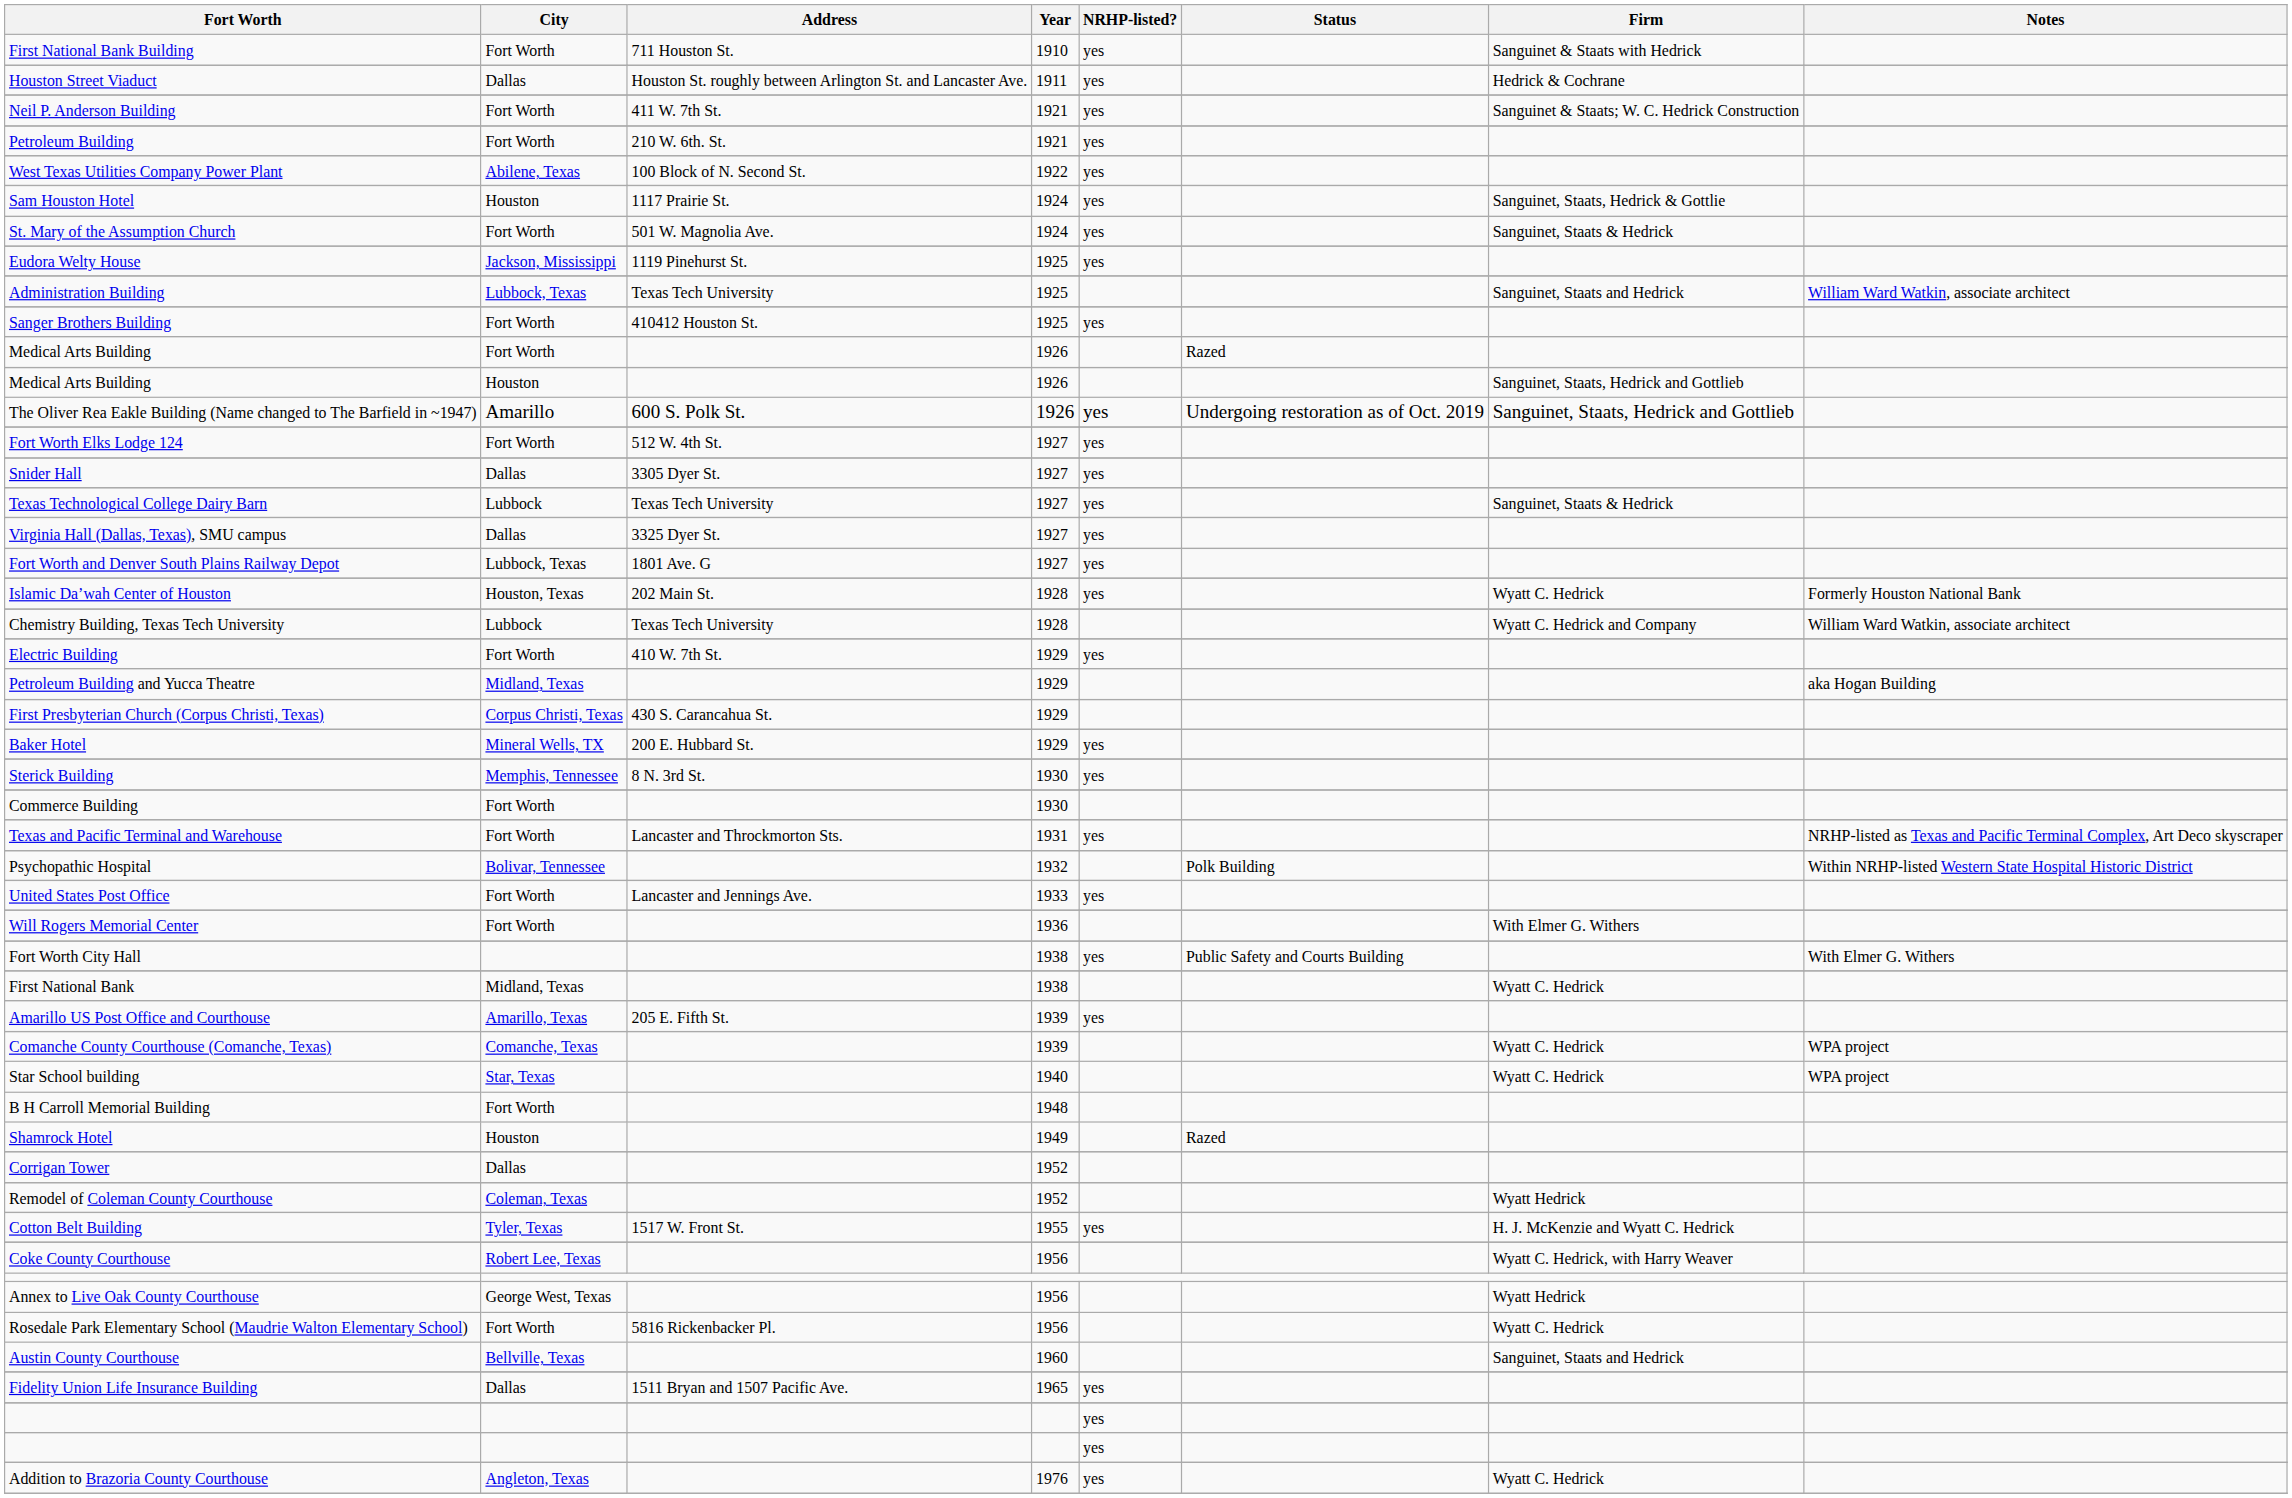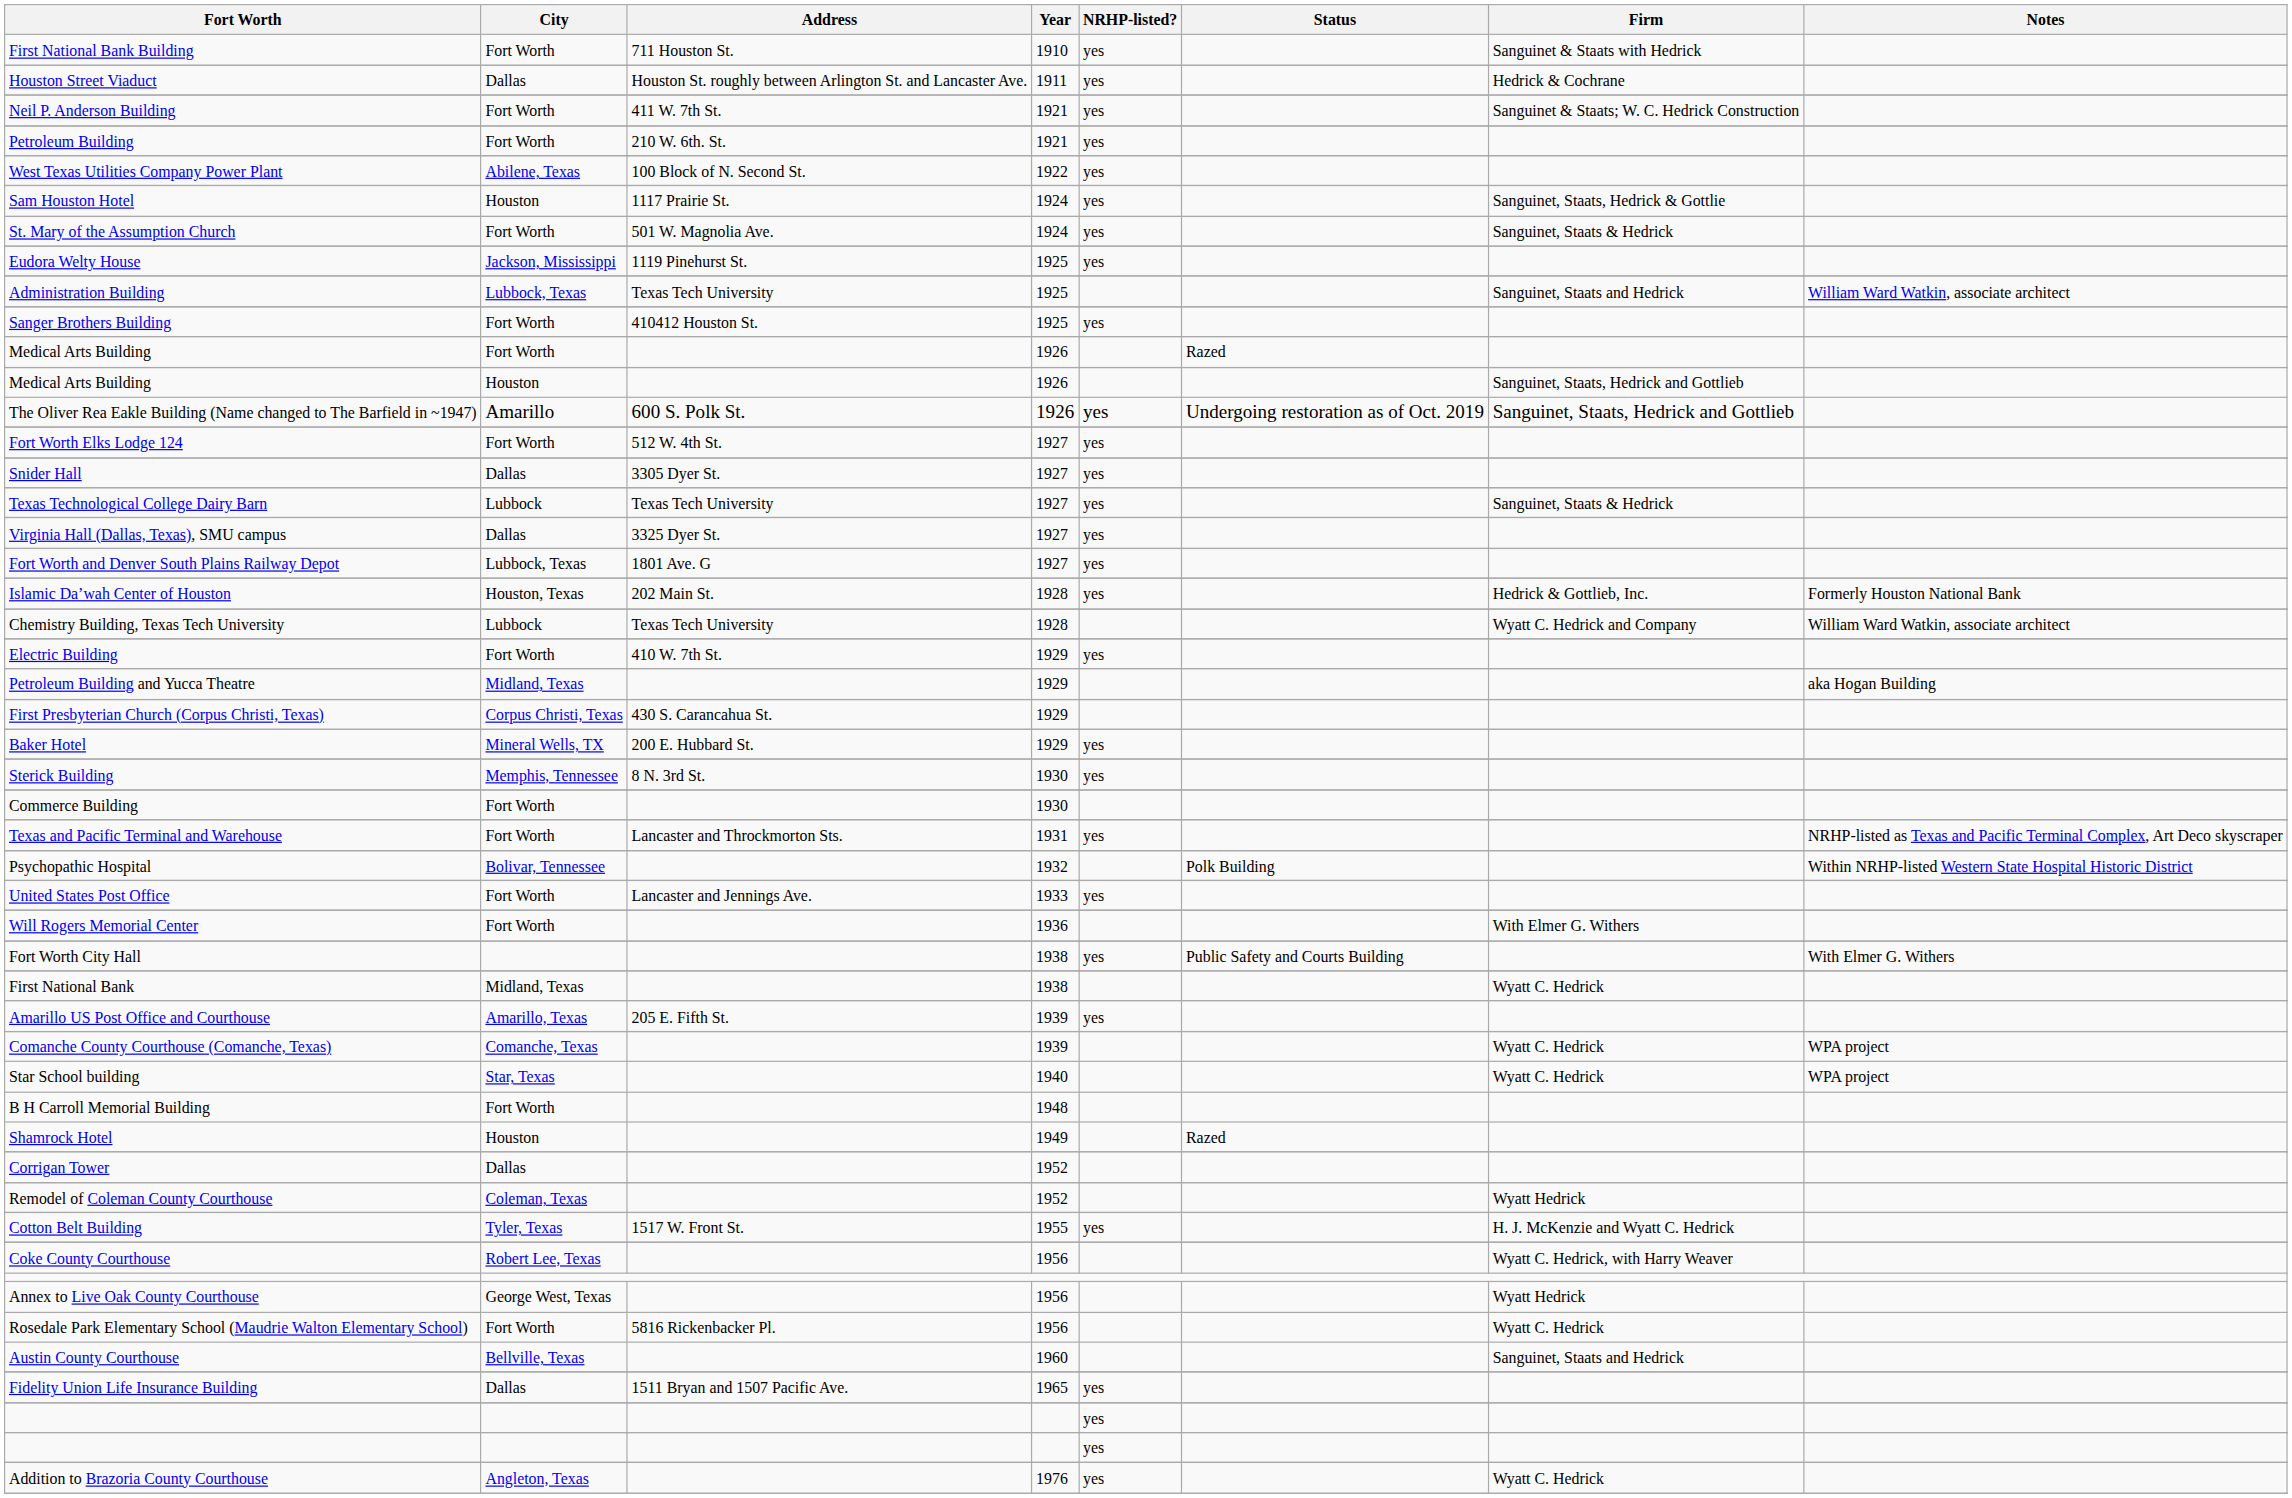(1548, 594) Wyatt C. Hedrick -> (1570, 594) Hedrick & Gottlieb, Inc.
